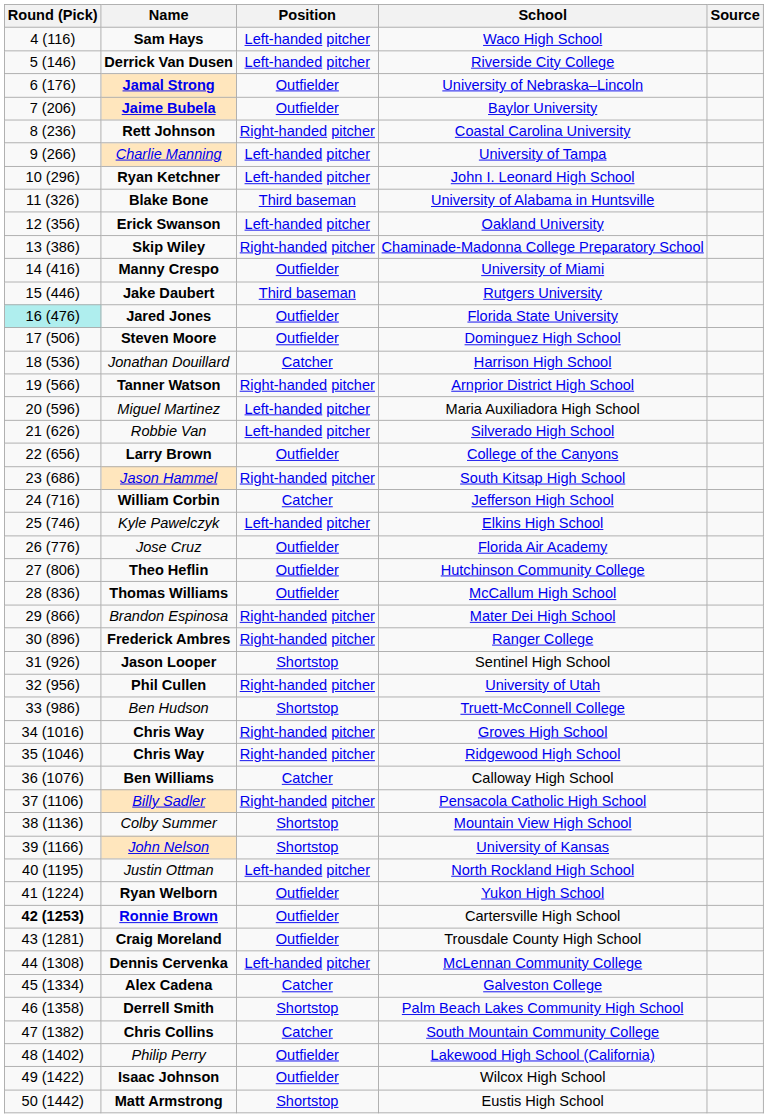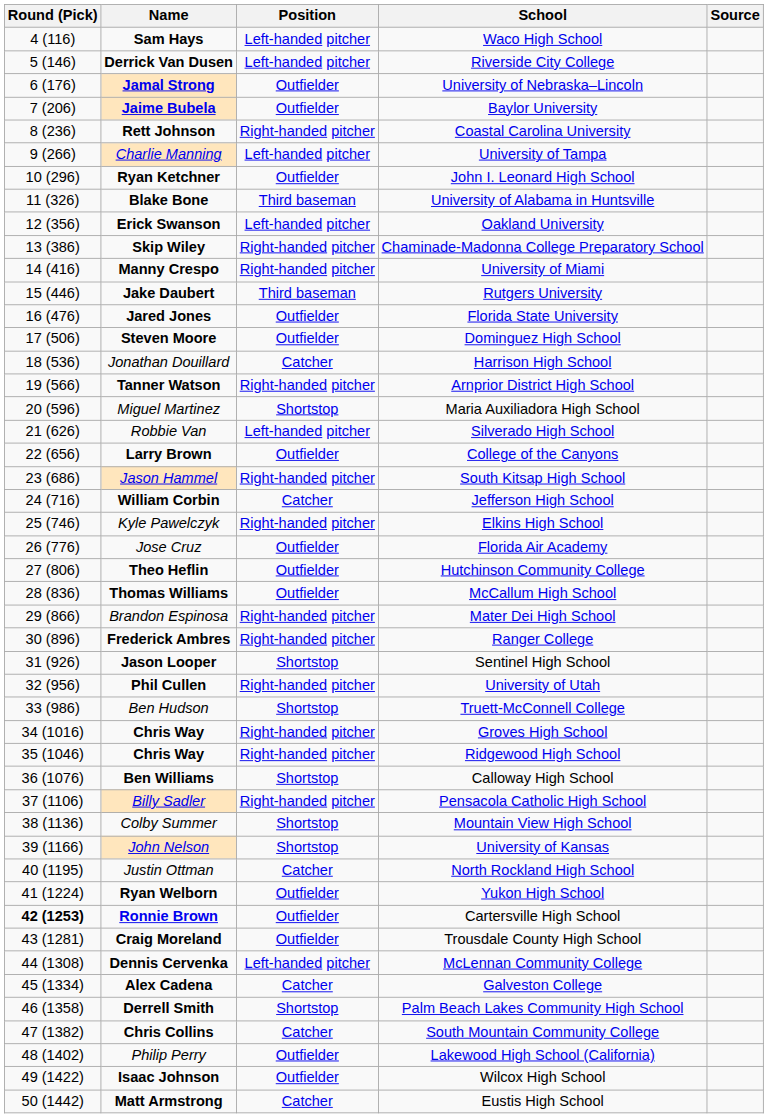(307, 177) Left-handed pitcher -> (307, 177) Outfielder
(307, 270) Outfielder -> (307, 270) Right-handed pitcher
(53, 316) paleturquoise background -> (53, 316) no background
(307, 408) Left-handed pitcher -> (307, 408) Shortstop
(307, 524) Left-handed pitcher -> (307, 524) Right-handed pitcher
(307, 778) Catcher -> (307, 778) Shortstop
(307, 870) Left-handed pitcher -> (307, 870) Catcher
(307, 1101) Shortstop -> (307, 1101) Catcher
